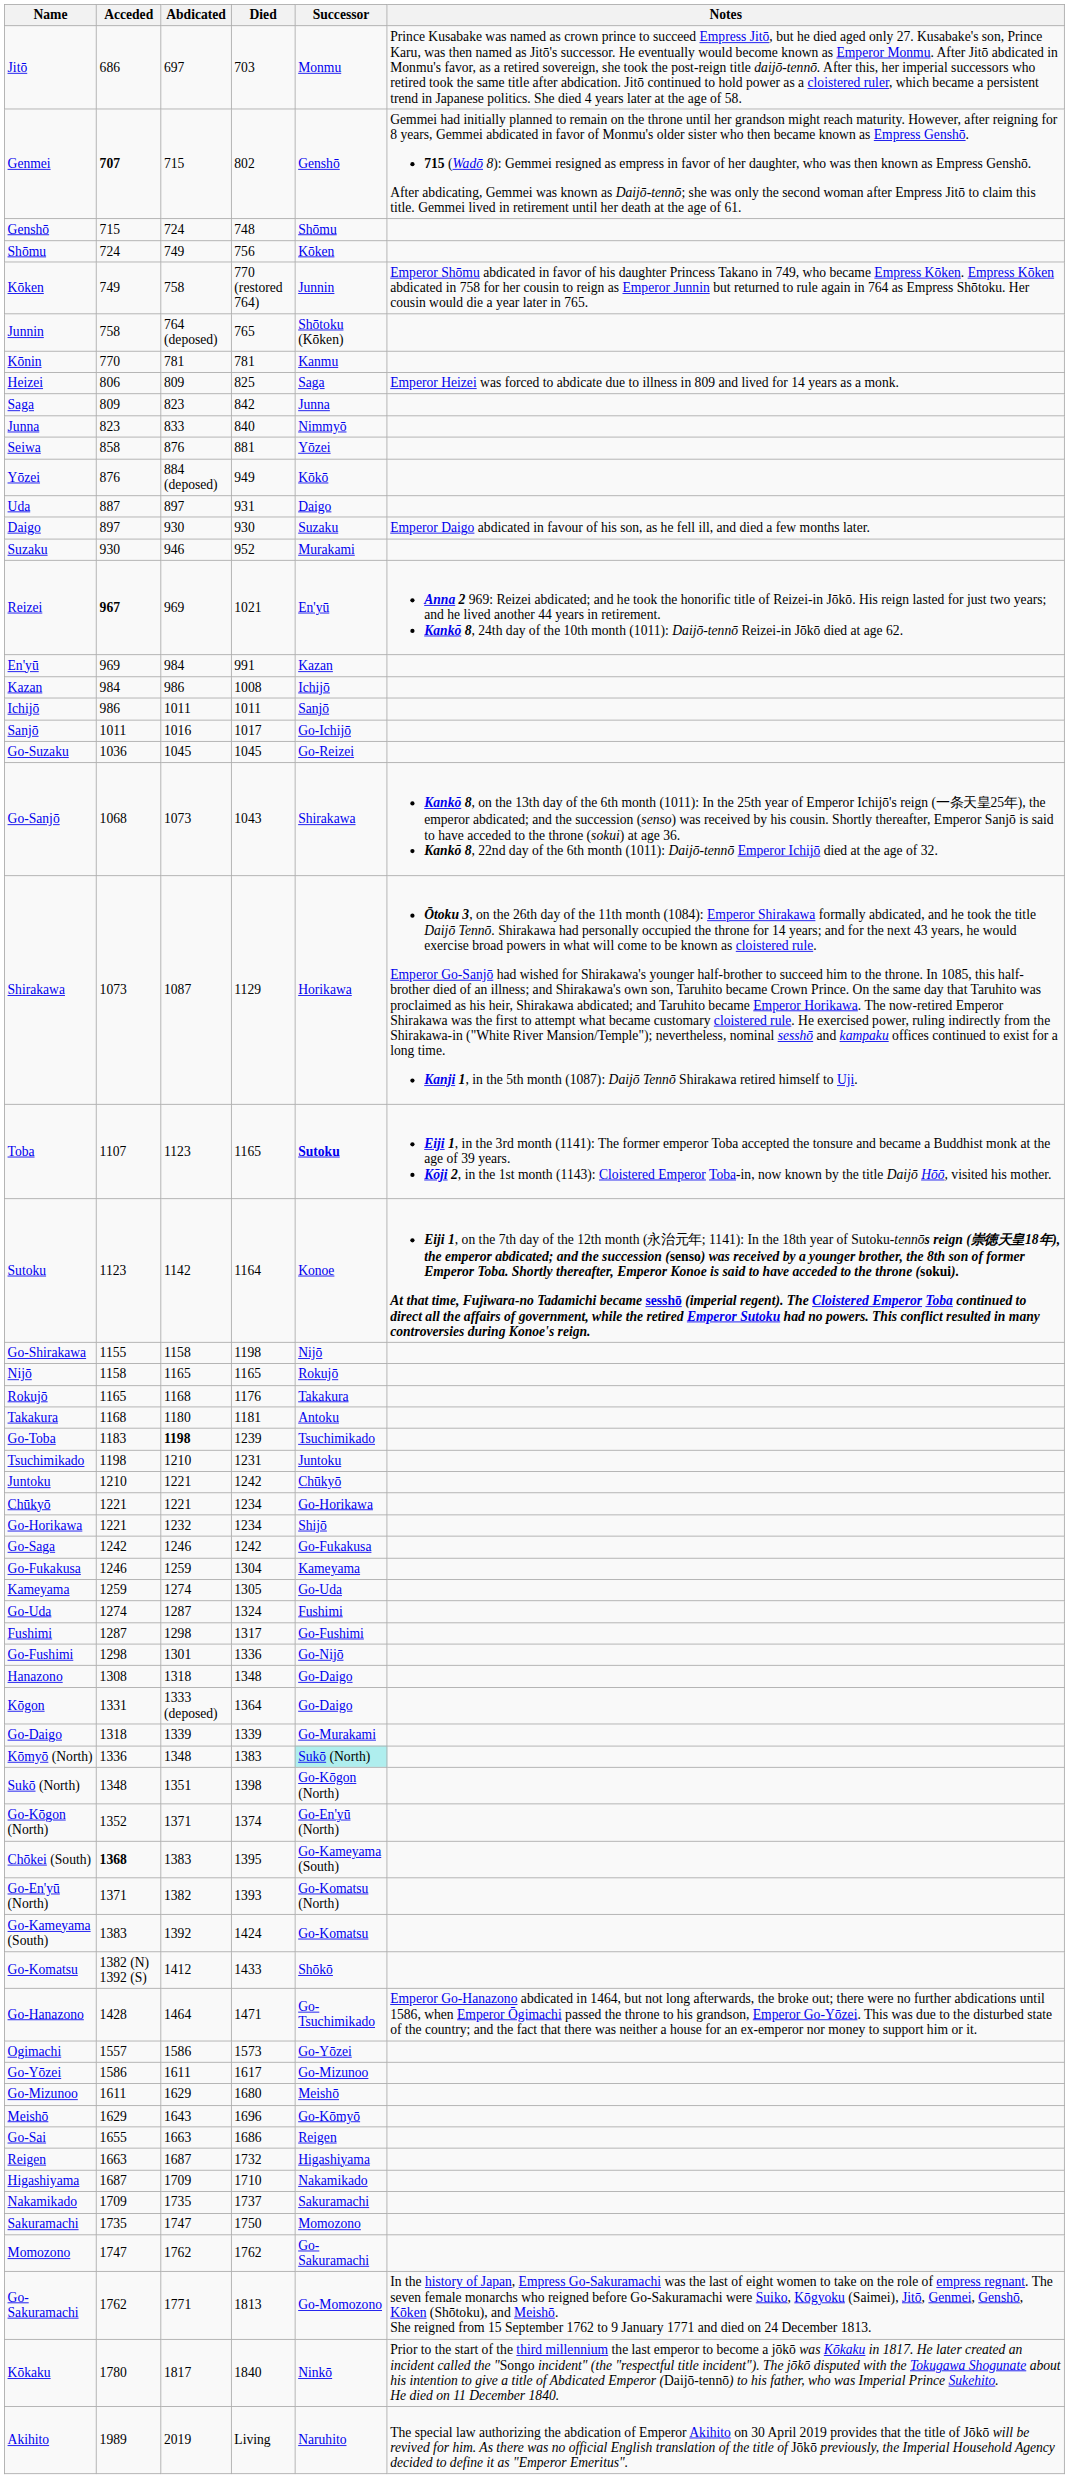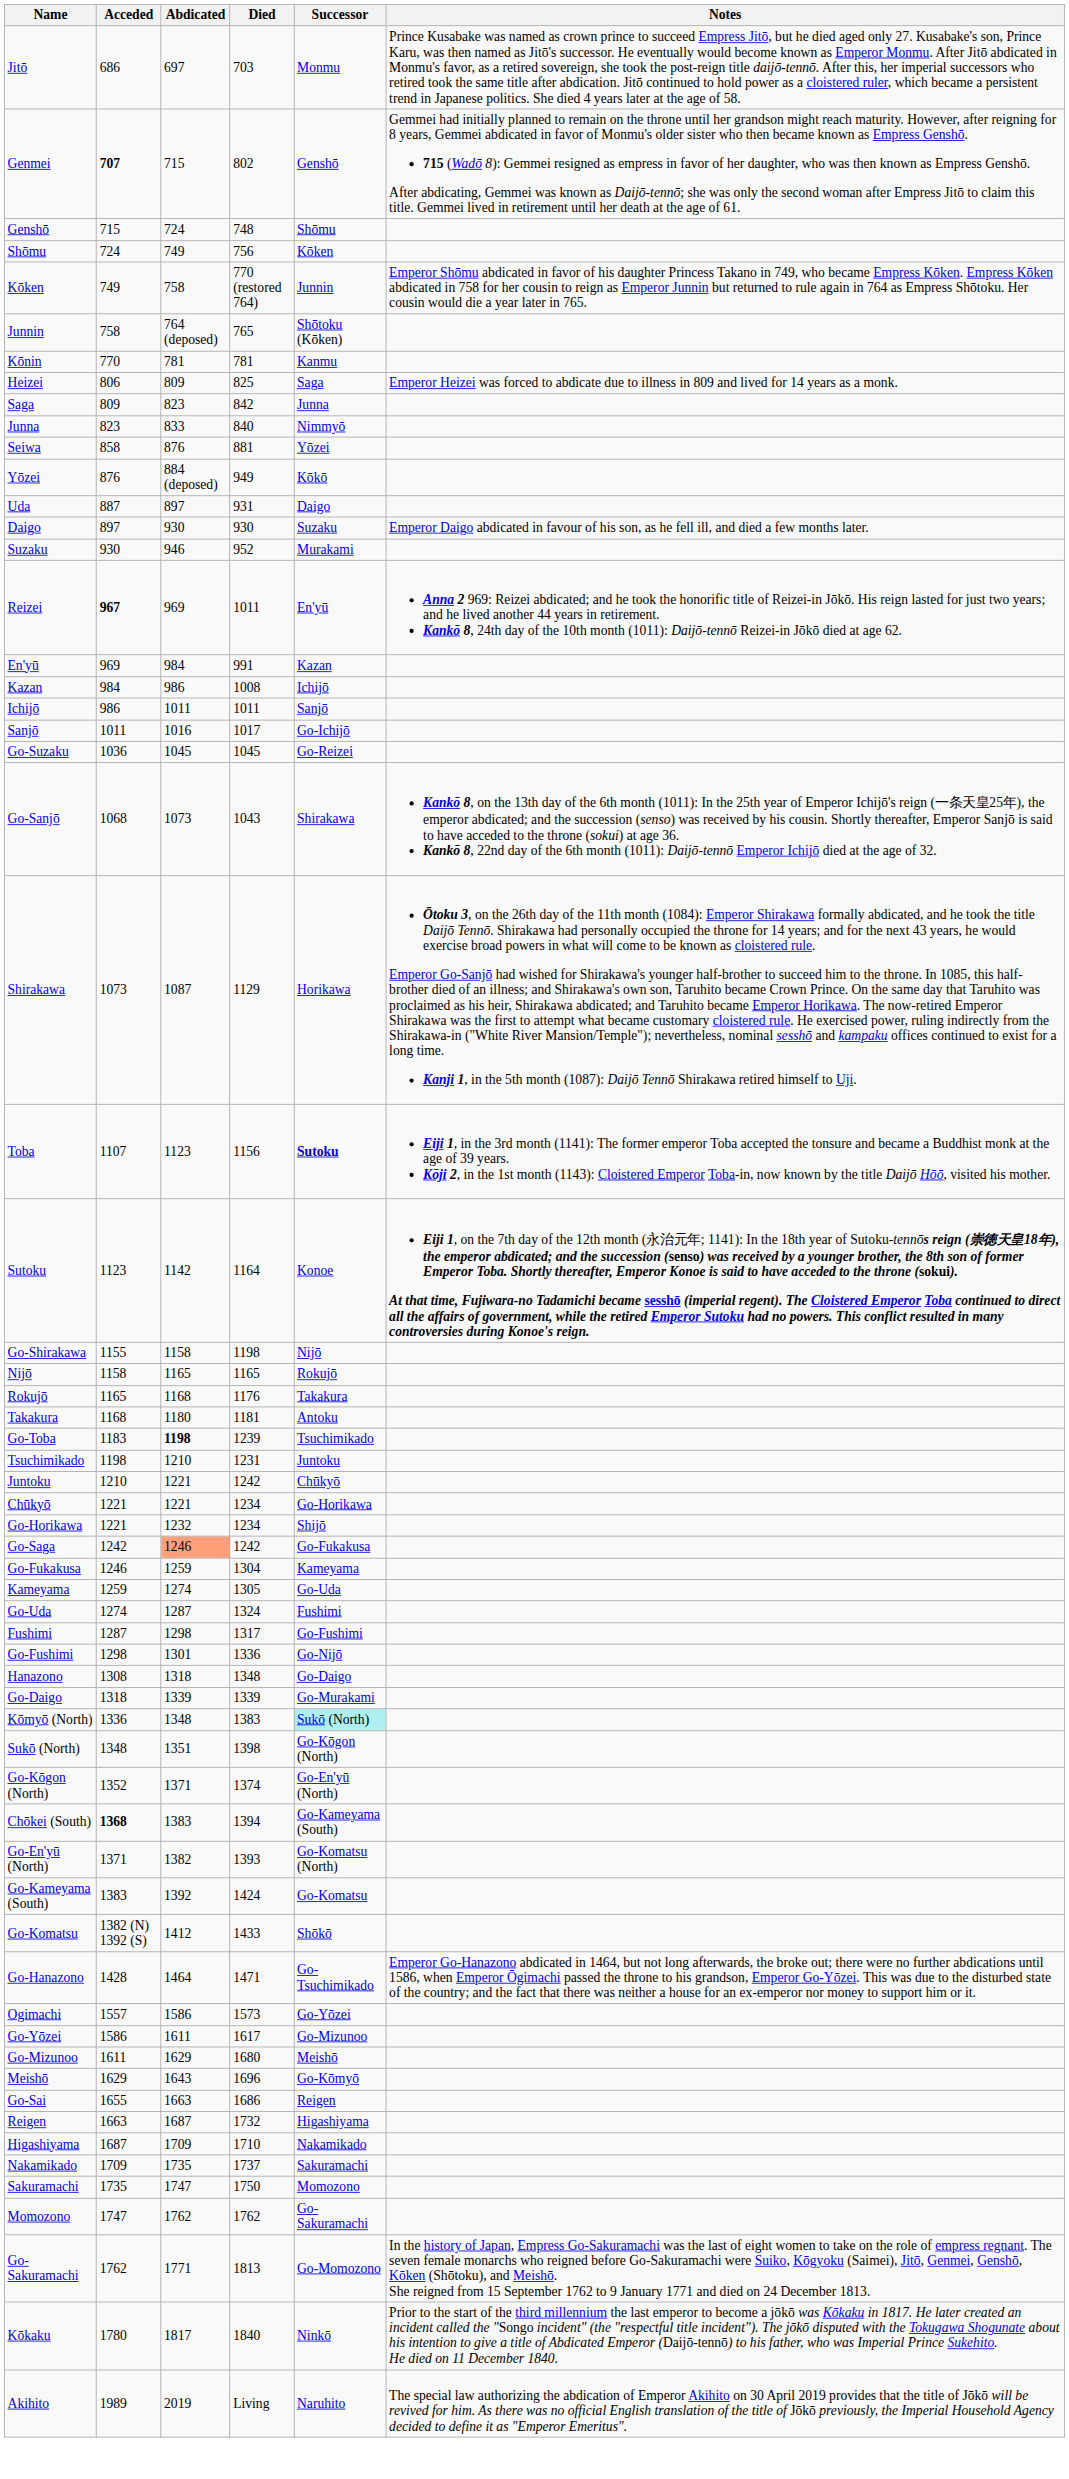(248, 607) 1021 -> (247, 607) 1011
(248, 1151) 1165 -> (247, 1151) 1156
(178, 1547) no background -> (178, 1547) lightsalmon background
- row: (26, 1705)
(248, 1859) 1395 -> (247, 1822) 1394
